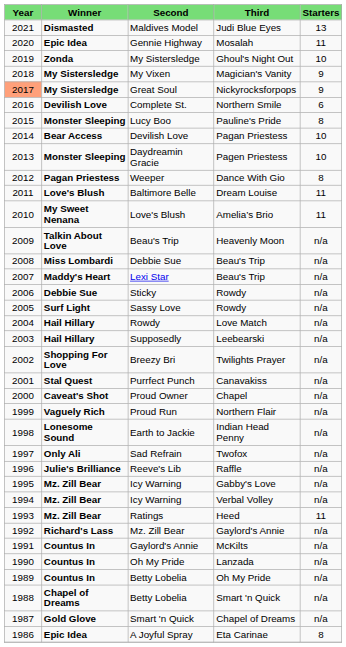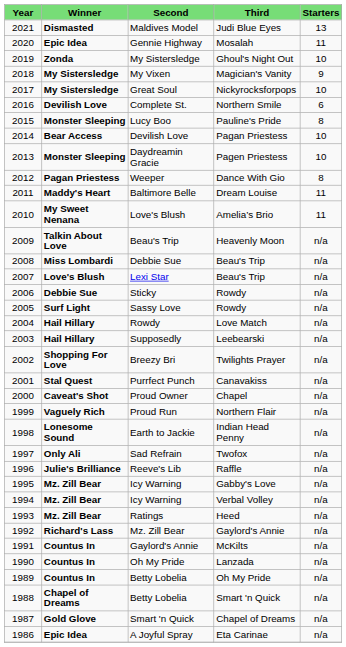(23, 90) lightsalmon background -> (23, 90) no background
(321, 90) 9 -> (321, 90) 10
(74, 194) Love's Blush -> (77, 194) Maddy's Heart
(77, 277) Maddy's Heart -> (74, 277) Love's Blush
(321, 515) 11 -> (321, 515) n/a
(321, 635) 8 -> (321, 635) n/a
